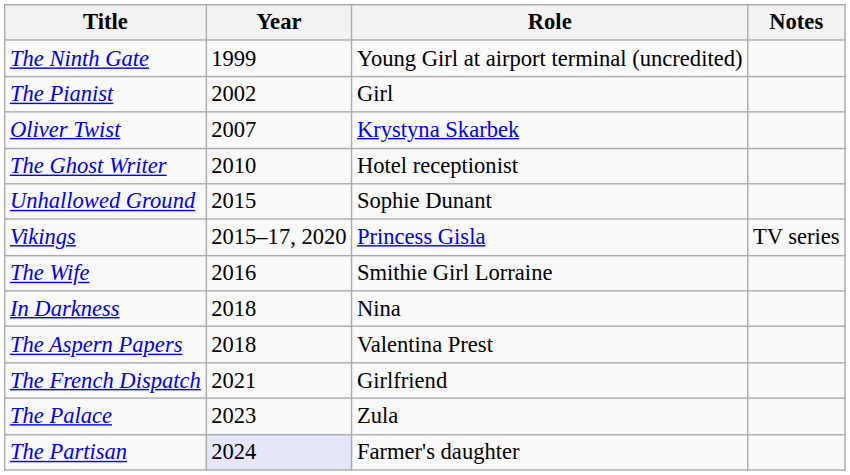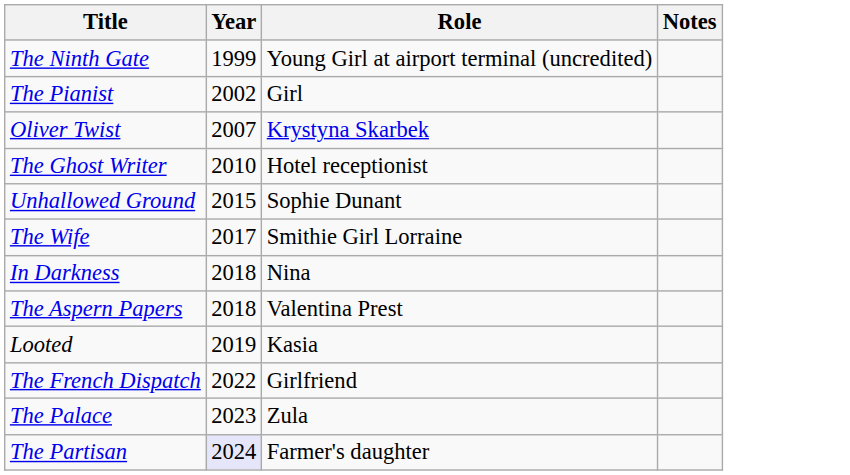- row: (43, 237)
(234, 272) 2016 -> (234, 237) 2017
+ row: (41, 344)
(234, 380) 2021 -> (234, 380) 2022
